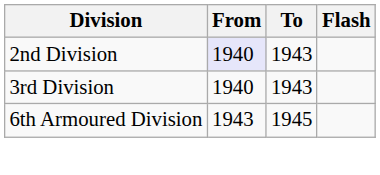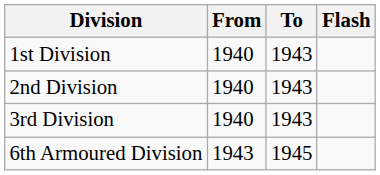+ row: (60, 53)
(233, 53) lavender background -> (233, 86) no background
